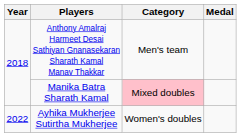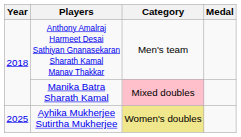(17, 119) 2022 -> (17, 119) 2025
(163, 119) no background -> (163, 119) khaki background
